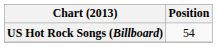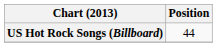(189, 32) 54 -> (189, 32) 44
